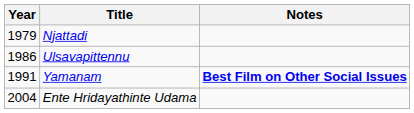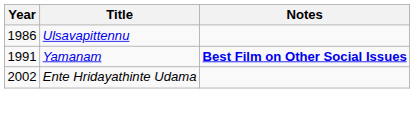- row: (65, 35)
(22, 98) 2004 -> (22, 77) 2002
